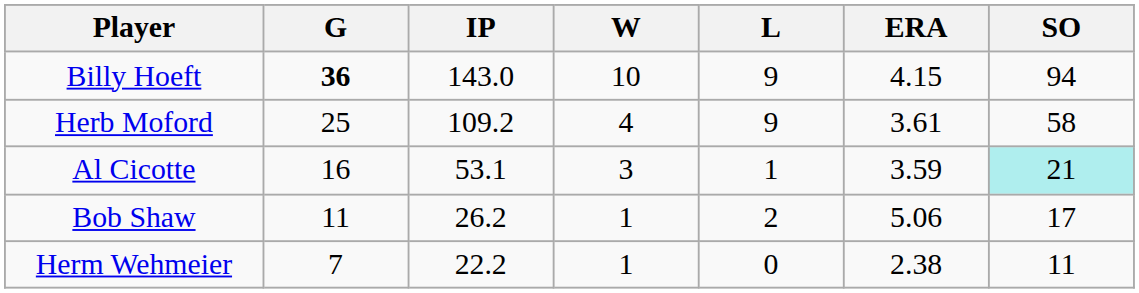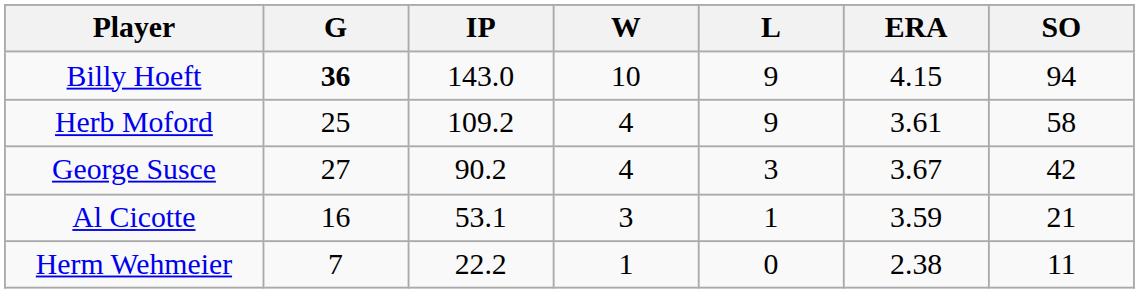+ row: (134, 169)
(1061, 169) paleturquoise background -> (1061, 216) no background
- row: (134, 216)
